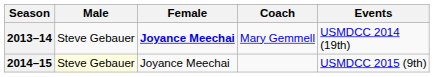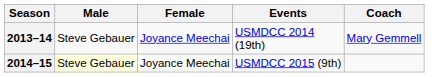columns swapped: (277, 13) <-> (373, 13)
(187, 38) bold -> (185, 38) normal
